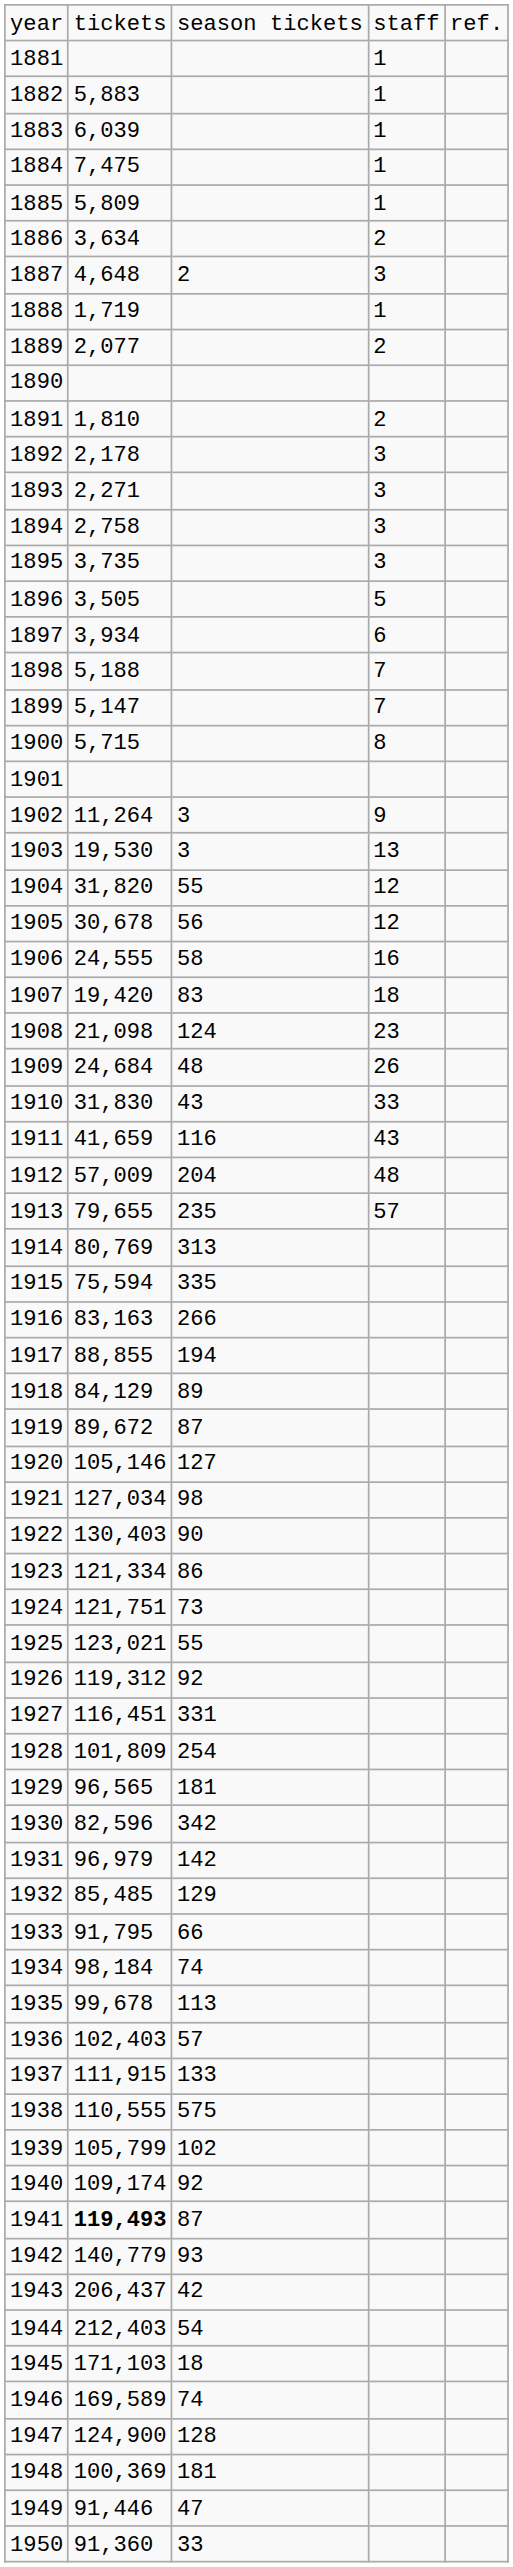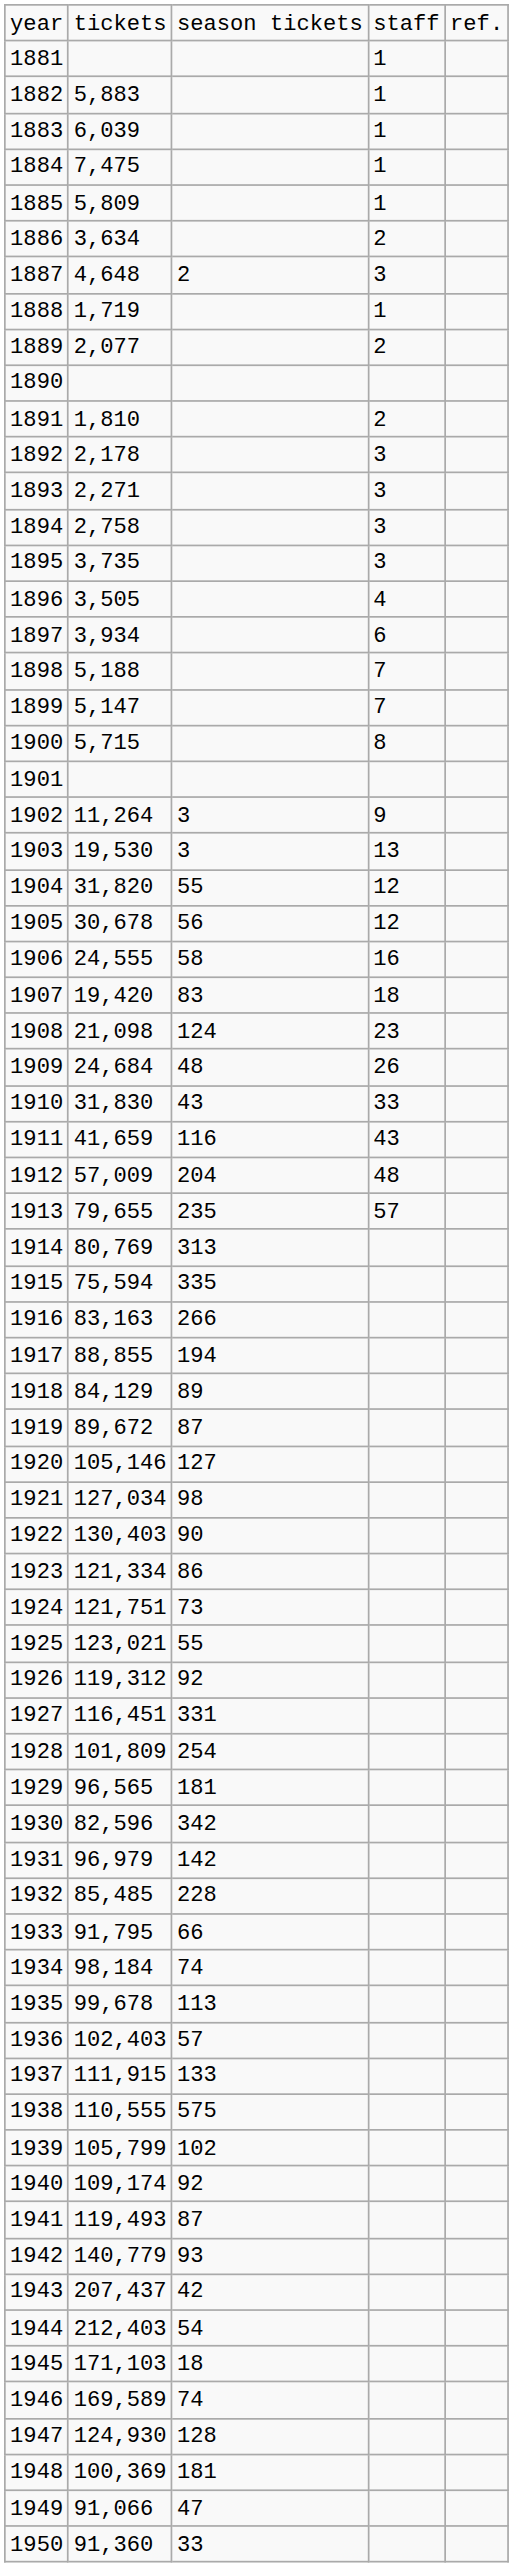(380, 599) 5 -> (380, 599) 4
(197, 1896) 129 -> (197, 1896) 228
(120, 2220) bold -> (120, 2220) normal
(120, 2292) 206,437 -> (120, 2292) 207,437
(120, 2436) 124,900 -> (120, 2436) 124,930
(113, 2508) 91,446 -> (113, 2508) 91,066
